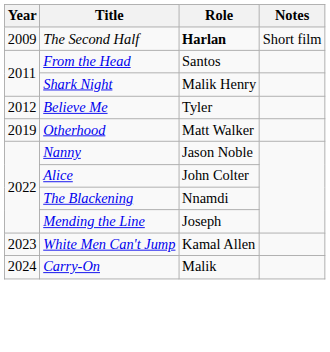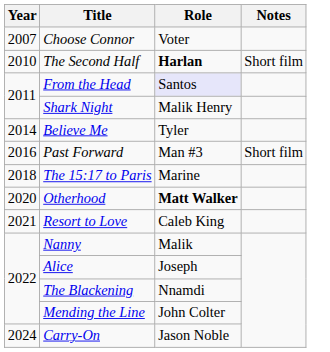+ row: (89, 38)
(22, 38) 2009 -> (22, 61) 2010
(201, 61) no background -> (177, 84) lavender background
(22, 107) 2012 -> (22, 130) 2014
+ row: (83, 152)
+ row: (97, 175)
(22, 130) 2019 -> (22, 198) 2020
(218, 130) normal -> (198, 198) bold
+ row: (85, 221)
(217, 152) Jason Noble -> (175, 244) Malik
(216, 175) John Colter -> (178, 267) Joseph
(202, 221) Joseph -> (192, 312) John Colter
- row: (109, 244)
(199, 267) Malik -> (194, 335) Jason Noble
